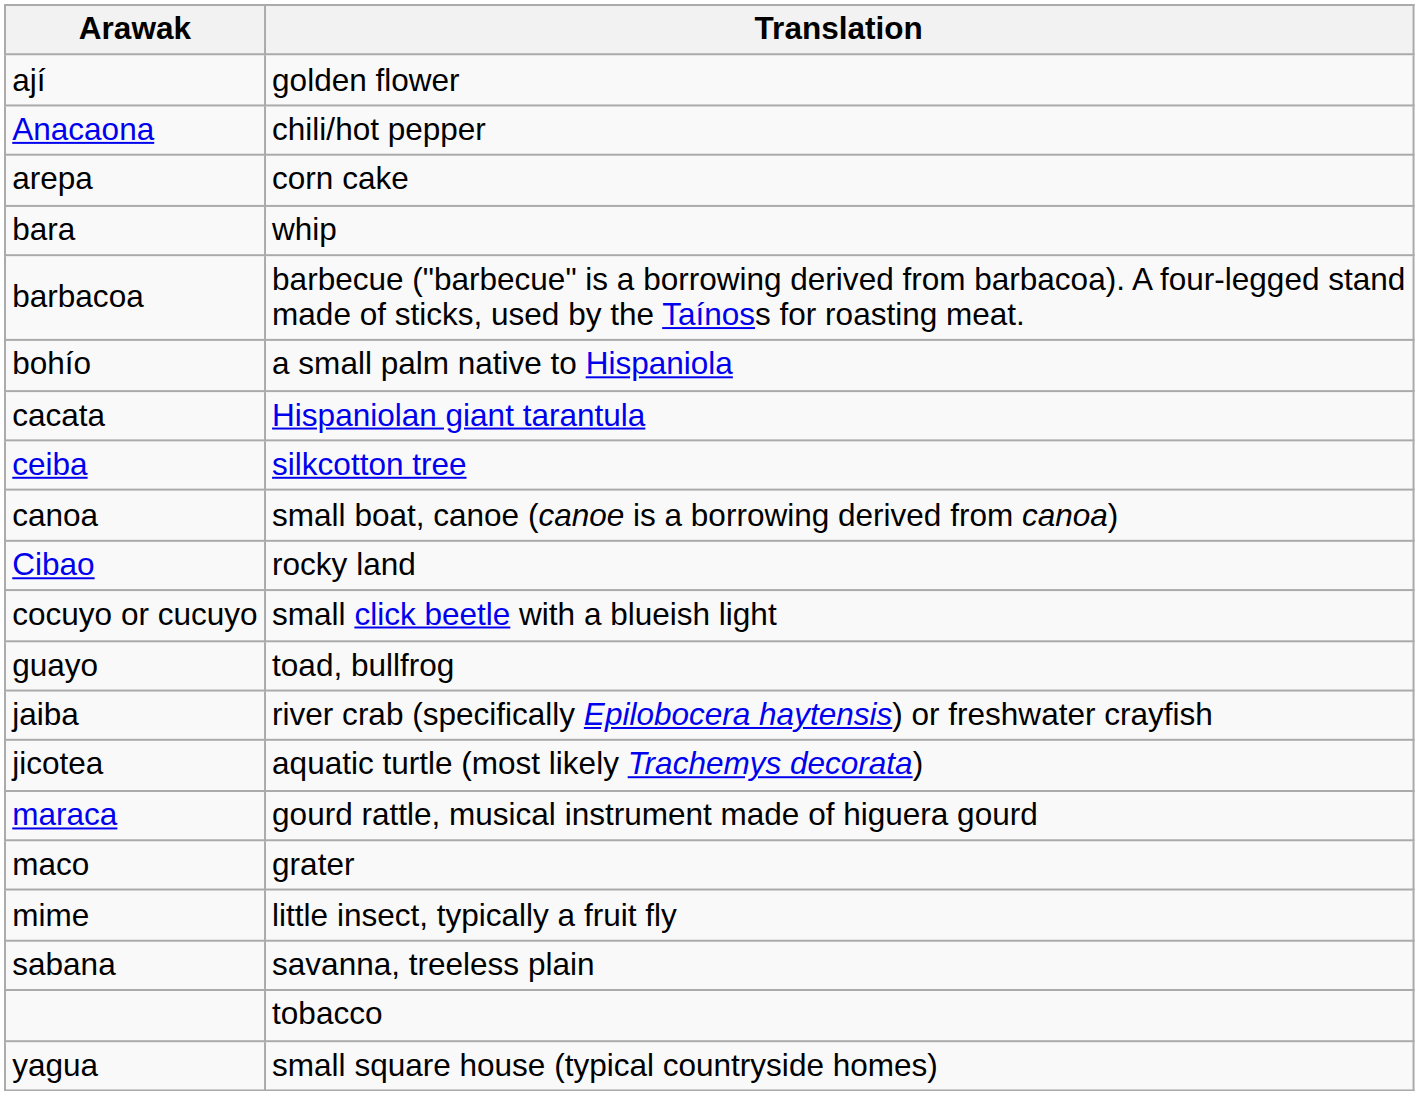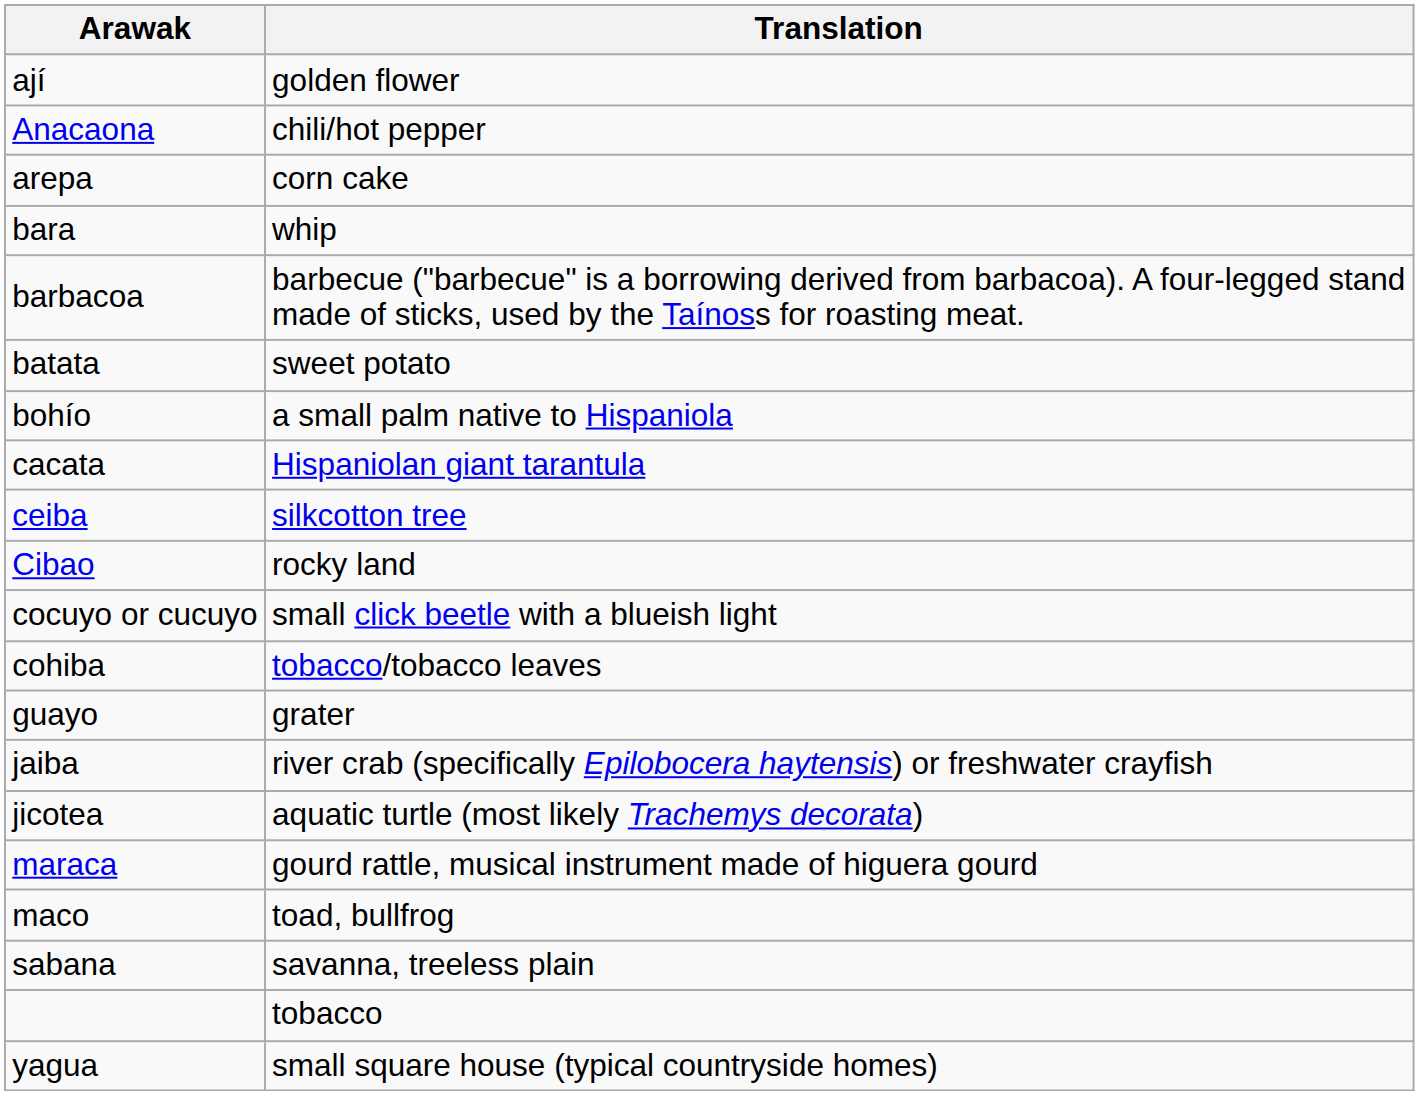+ row: (56, 364)
- row: (55, 514)
+ row: (59, 664)
(363, 664) toad, bullfrog -> (313, 714) grater
(313, 864) grater -> (363, 914) toad, bullfrog
- row: (51, 914)
